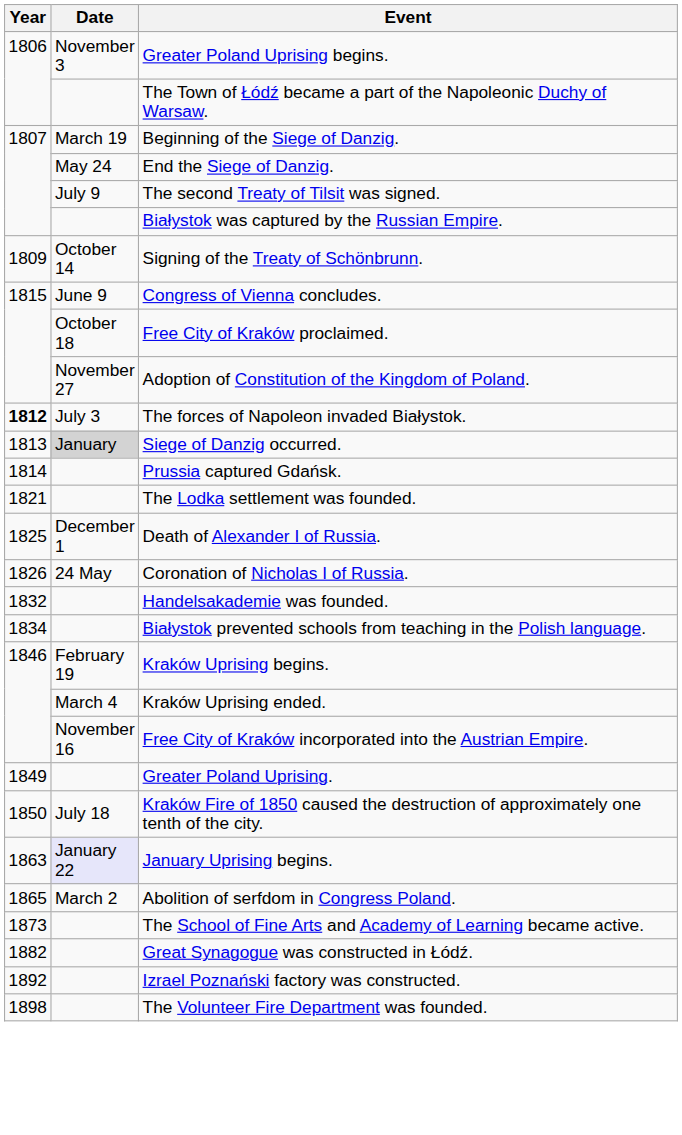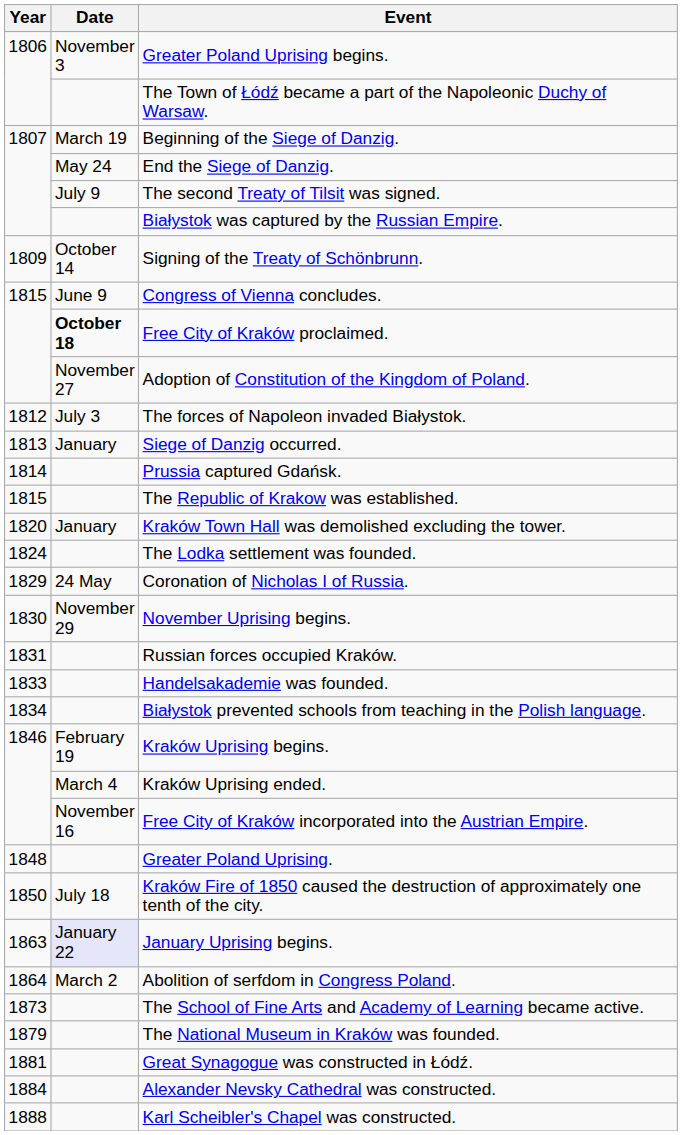(86, 332) normal -> (88, 332) bold
(28, 416) bold -> (28, 416) normal
(86, 444) lightgrey background -> (86, 444) no background
+ row: (301, 499)
+ row: (354, 526)
(28, 499) 1821 -> (28, 553) 1824
- row: (262, 536)
(28, 573) 1826 -> (28, 581) 1829
+ row: (247, 618)
+ row: (270, 655)
(28, 600) 1832 -> (28, 682) 1833
(28, 776) 1849 -> (28, 858) 1848
(28, 897) 1865 -> (28, 979) 1864
+ row: (321, 1034)
(28, 952) 1882 -> (28, 1062) 1881
+ row: (319, 1089)
+ row: (299, 1116)
- row: (302, 979)
- row: (315, 1007)
